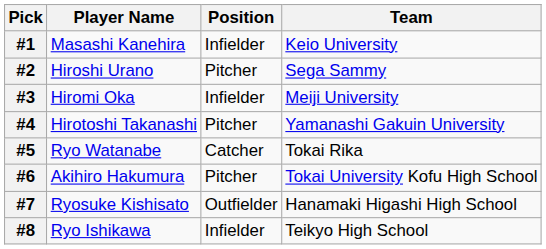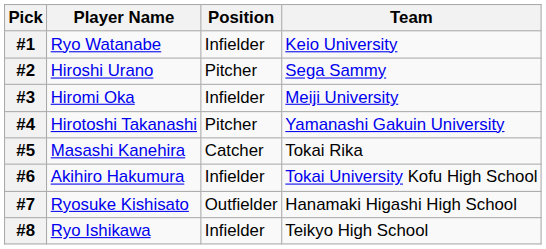(118, 44) Masashi Kanehira -> (106, 44) Ryo Watanabe
(106, 151) Ryo Watanabe -> (118, 151) Masashi Kanehira
(231, 177) Pitcher -> (235, 177) Infielder
